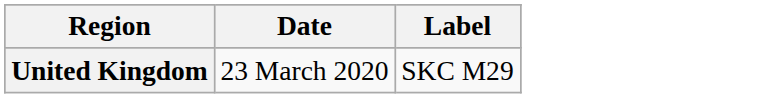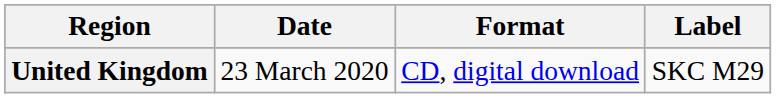+ column: (520, 26)
